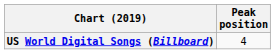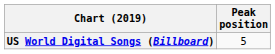(244, 41) 4 -> (244, 41) 5
